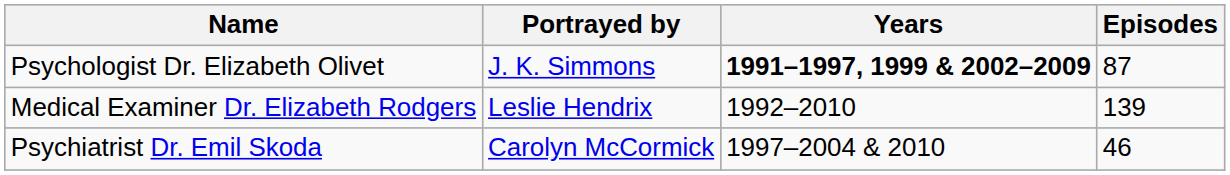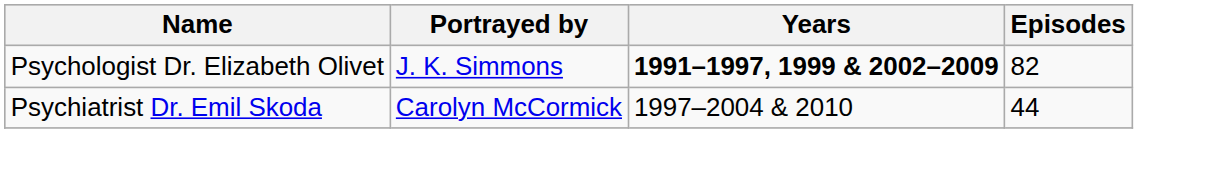(1117, 66) 87 -> (1025, 66) 82
- row: (243, 107)
(1117, 148) 46 -> (1025, 107) 44
